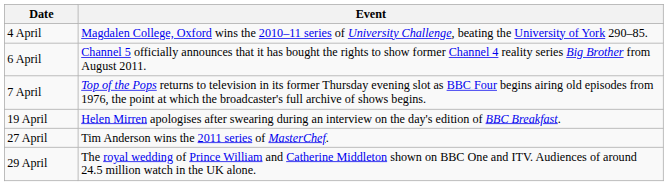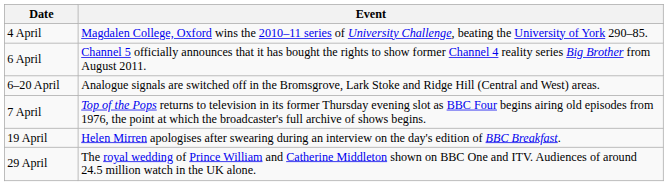+ row: (33, 85)
- row: (27, 137)
